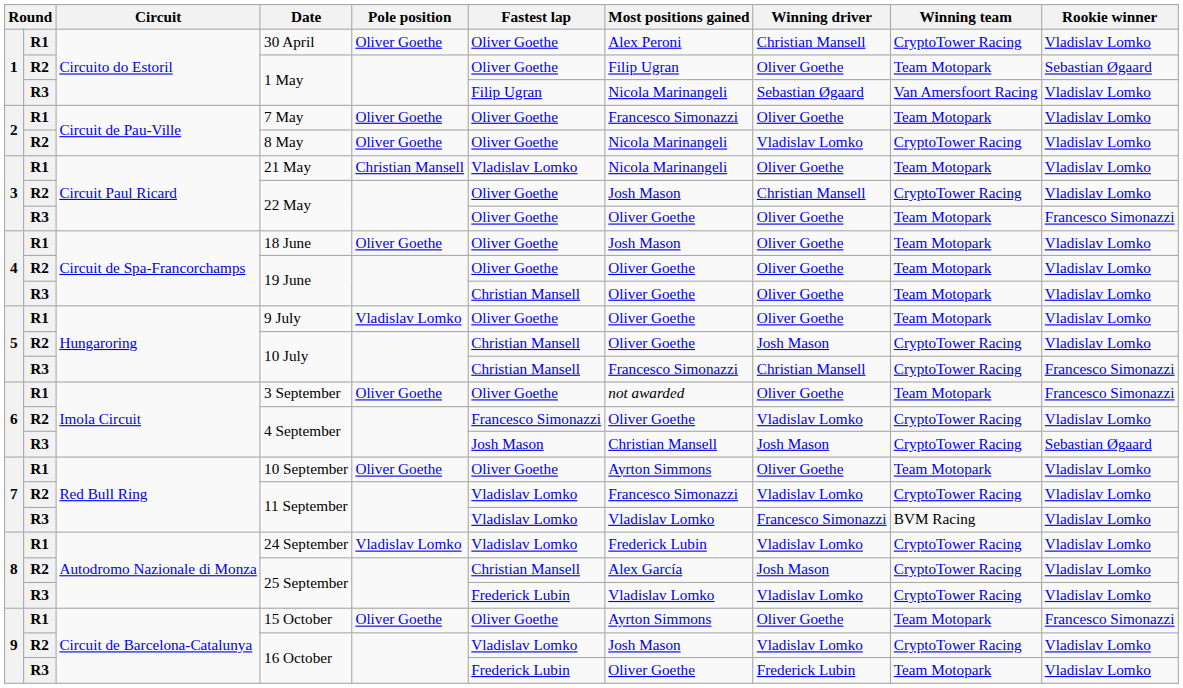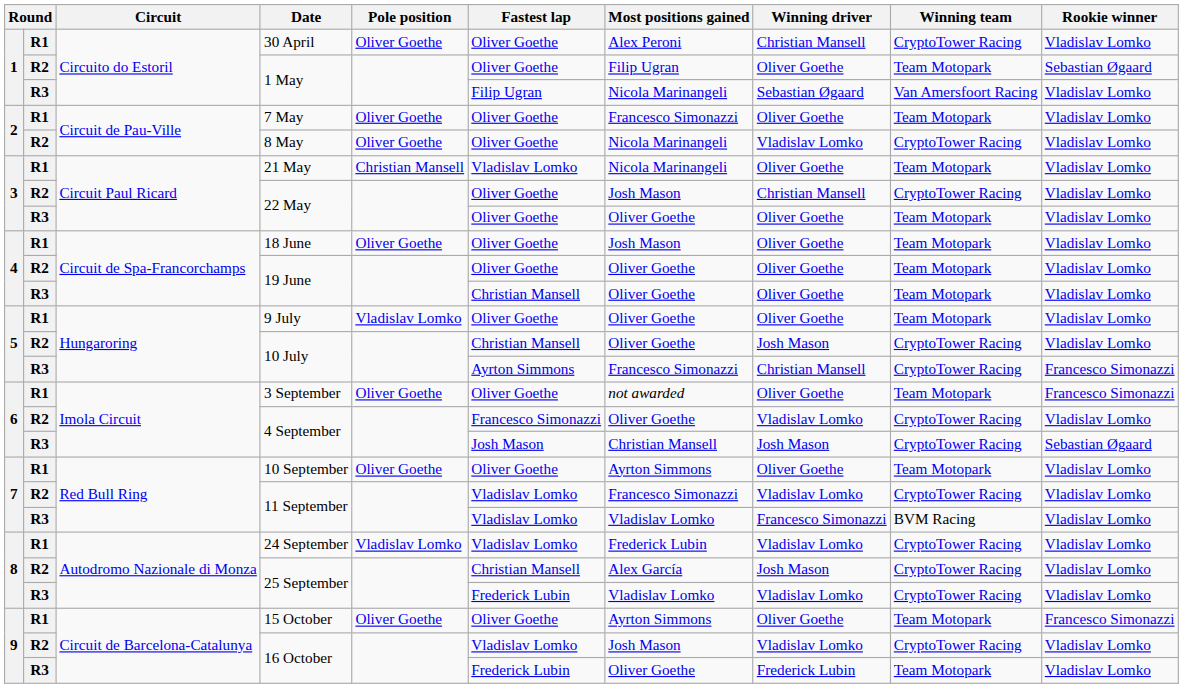(1110, 217) Francesco Simonazzi -> (1098, 217) Vladislav Lomko
(526, 368) Christian Mansell -> (523, 368) Ayrton Simmons
